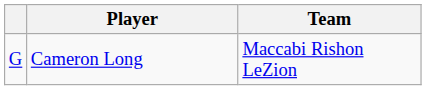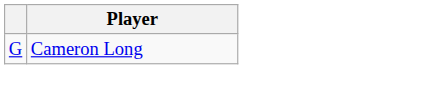- column: (329, 19)
